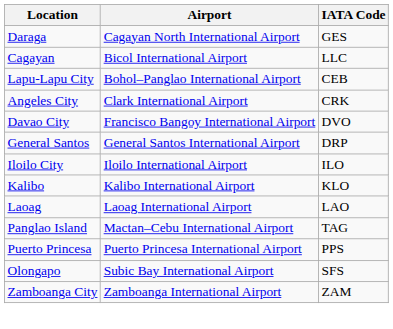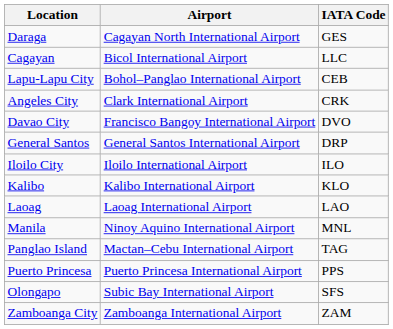+ row: (27, 228)
